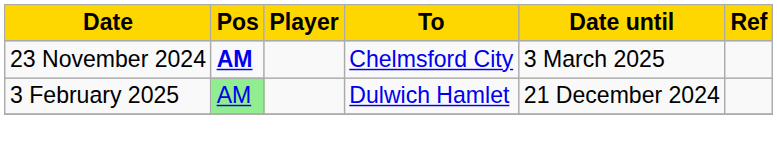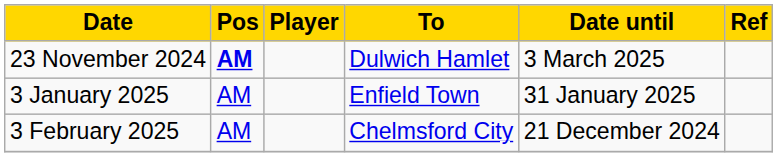(431, 59) Chelmsford City -> (429, 59) Dulwich Hamlet
+ row: (89, 95)
(234, 95) lightgreen background -> (234, 132) no background
(429, 95) Dulwich Hamlet -> (431, 132) Chelmsford City
